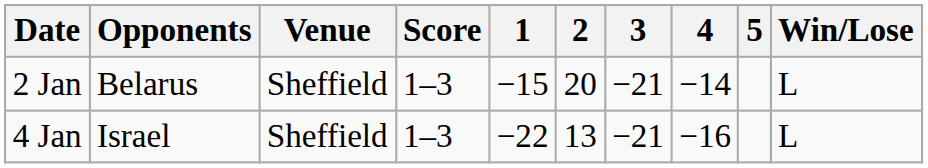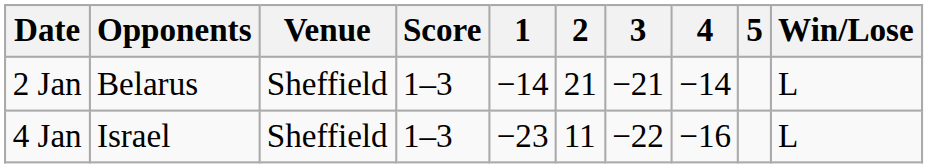(523, 83) −15 -> (523, 83) −14
(580, 83) 20 -> (580, 83) 21
(523, 135) −22 -> (523, 135) −23
(580, 135) 13 -> (580, 135) 11
(638, 135) −21 -> (638, 135) −22
